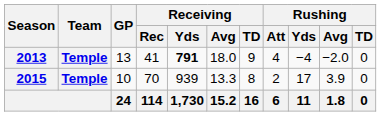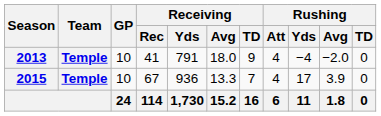(123, 57) 13 -> (123, 57) 10
(187, 57) bold -> (187, 57) normal
(152, 79) 70 -> (152, 79) 67
(187, 79) 939 -> (187, 79) 936
(251, 79) 8 -> (251, 79) 7
(276, 79) 2 -> (276, 79) 4
